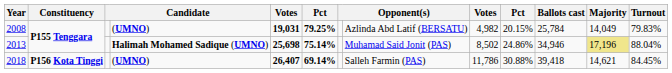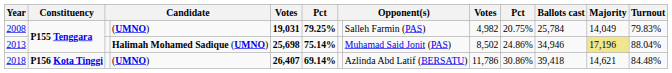(406, 28) Azlinda Abd Latif (BERSATU) -> (385, 28) Salleh Farmin (PAS)
(518, 28) 20.15% -> (518, 28) 20.75%
(385, 60) Salleh Farmin (PAS) -> (406, 60) Azlinda Abd Latif (BERSATU)
(518, 60) 30.88% -> (518, 60) 30.86%
(646, 60) 84.45% -> (646, 60) 84.48%
